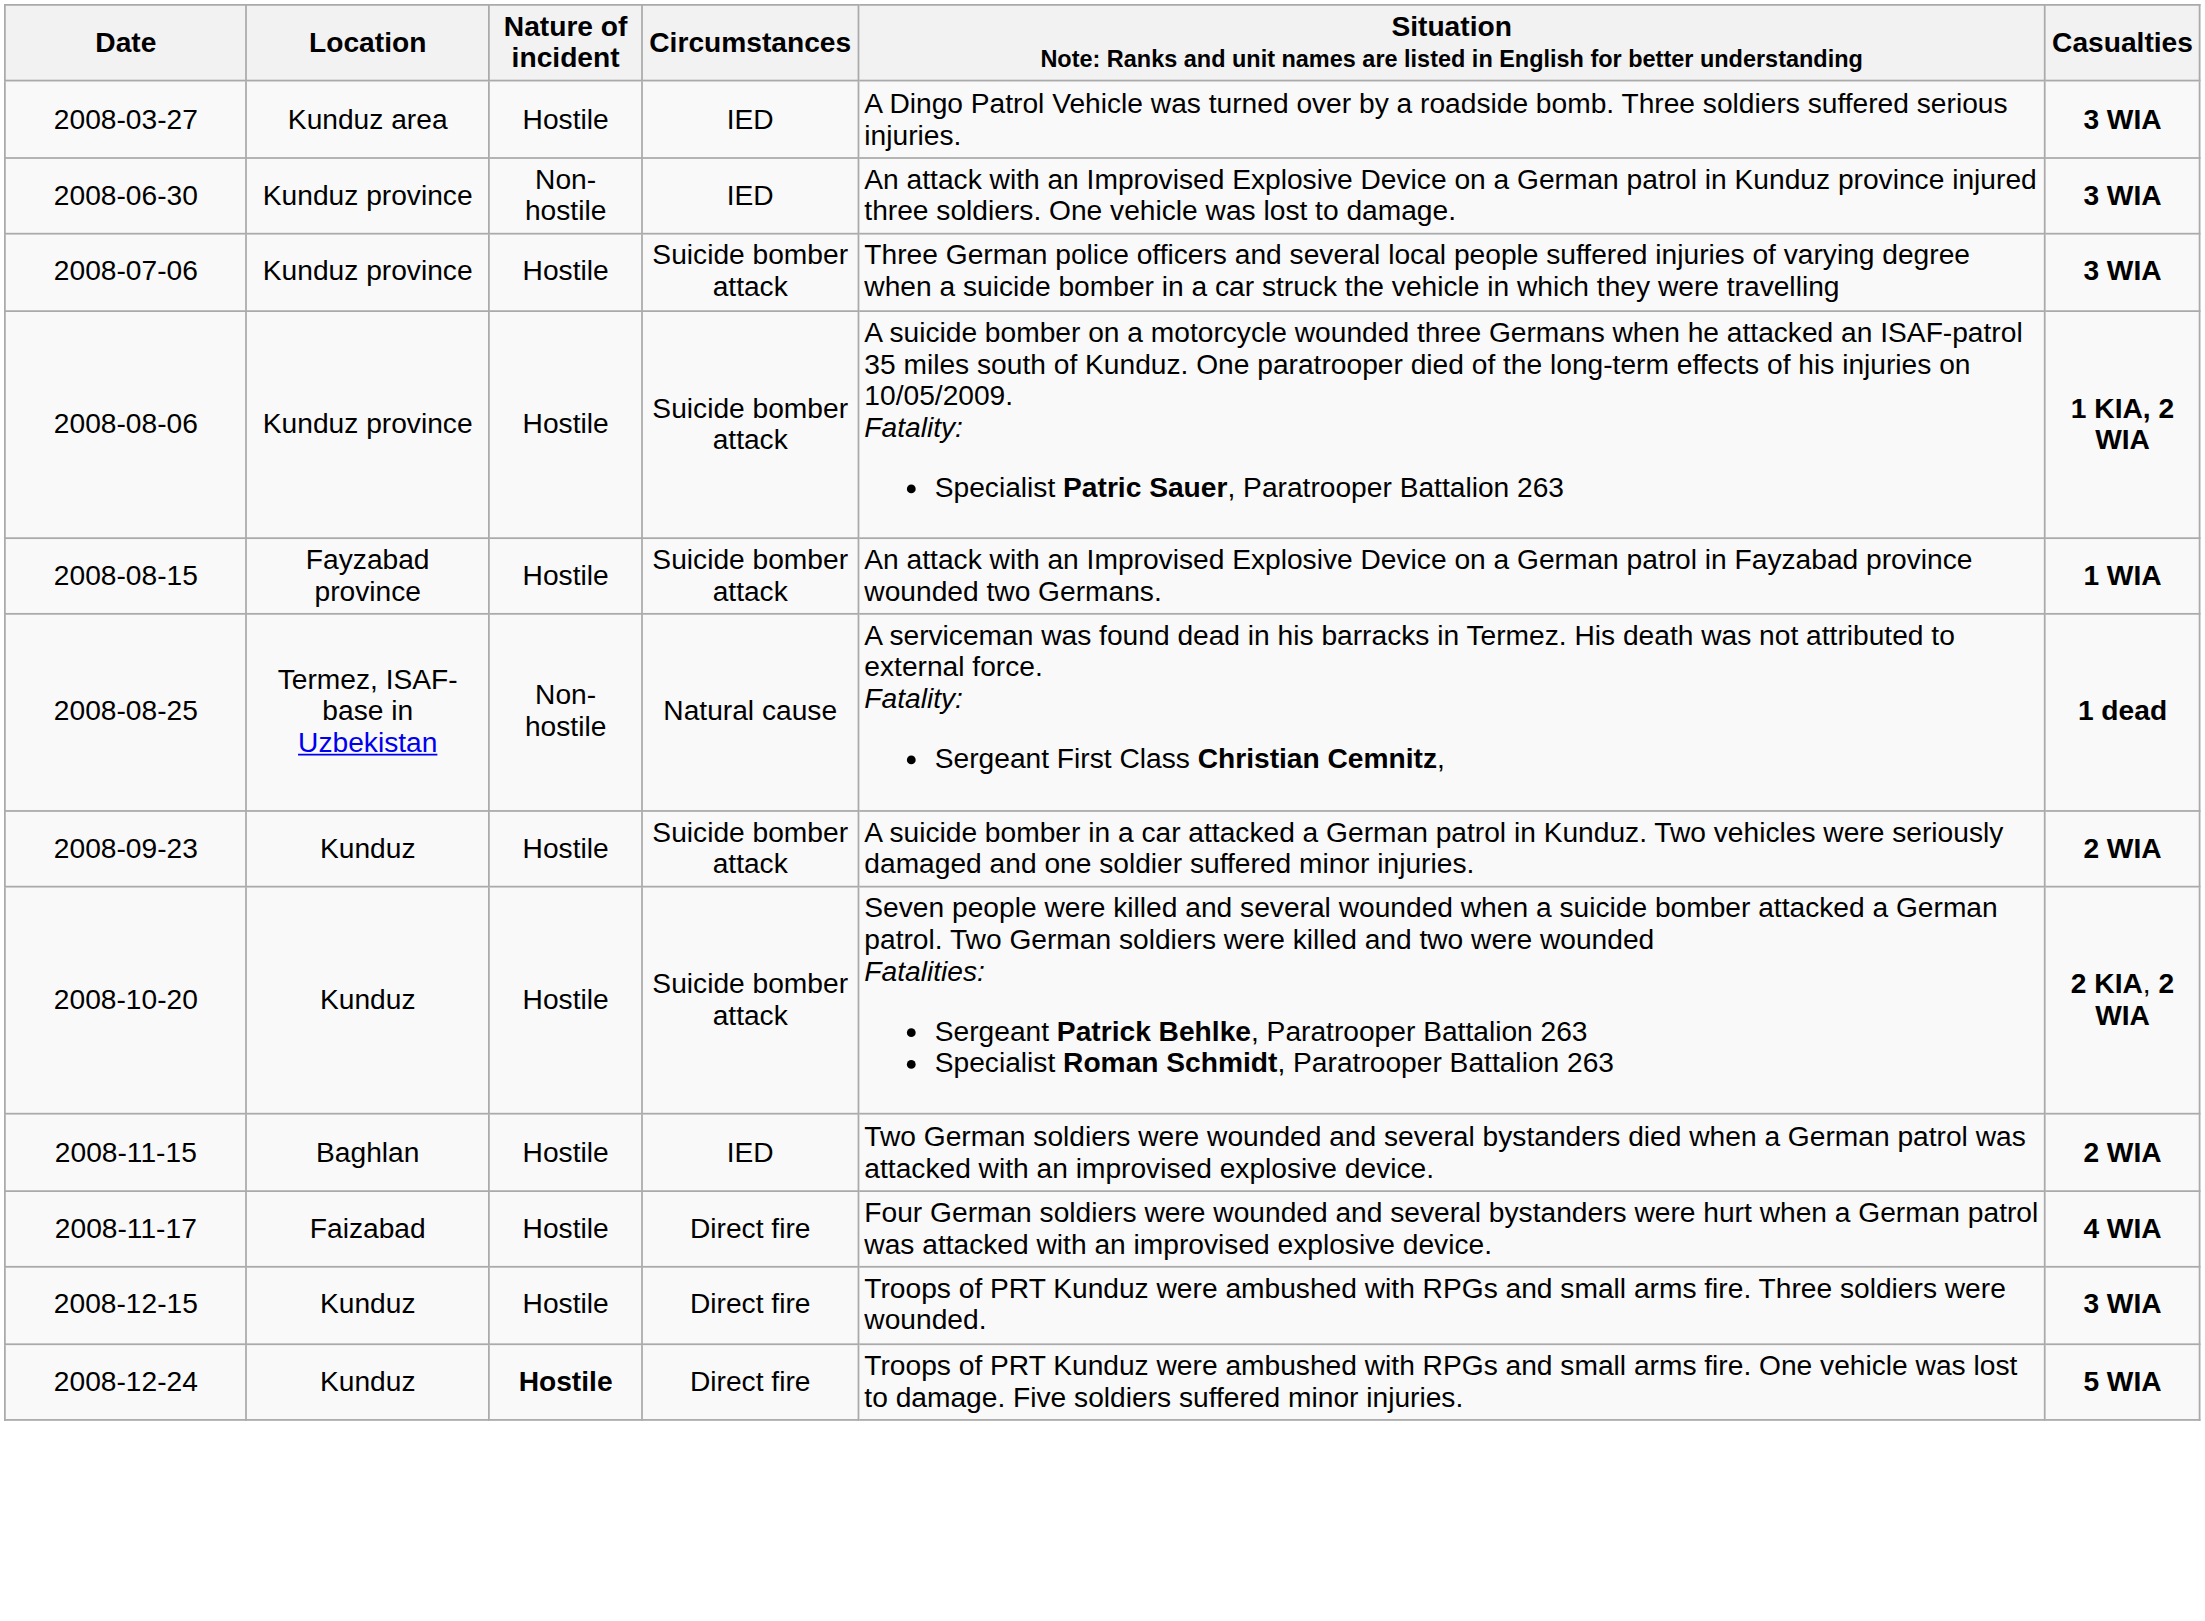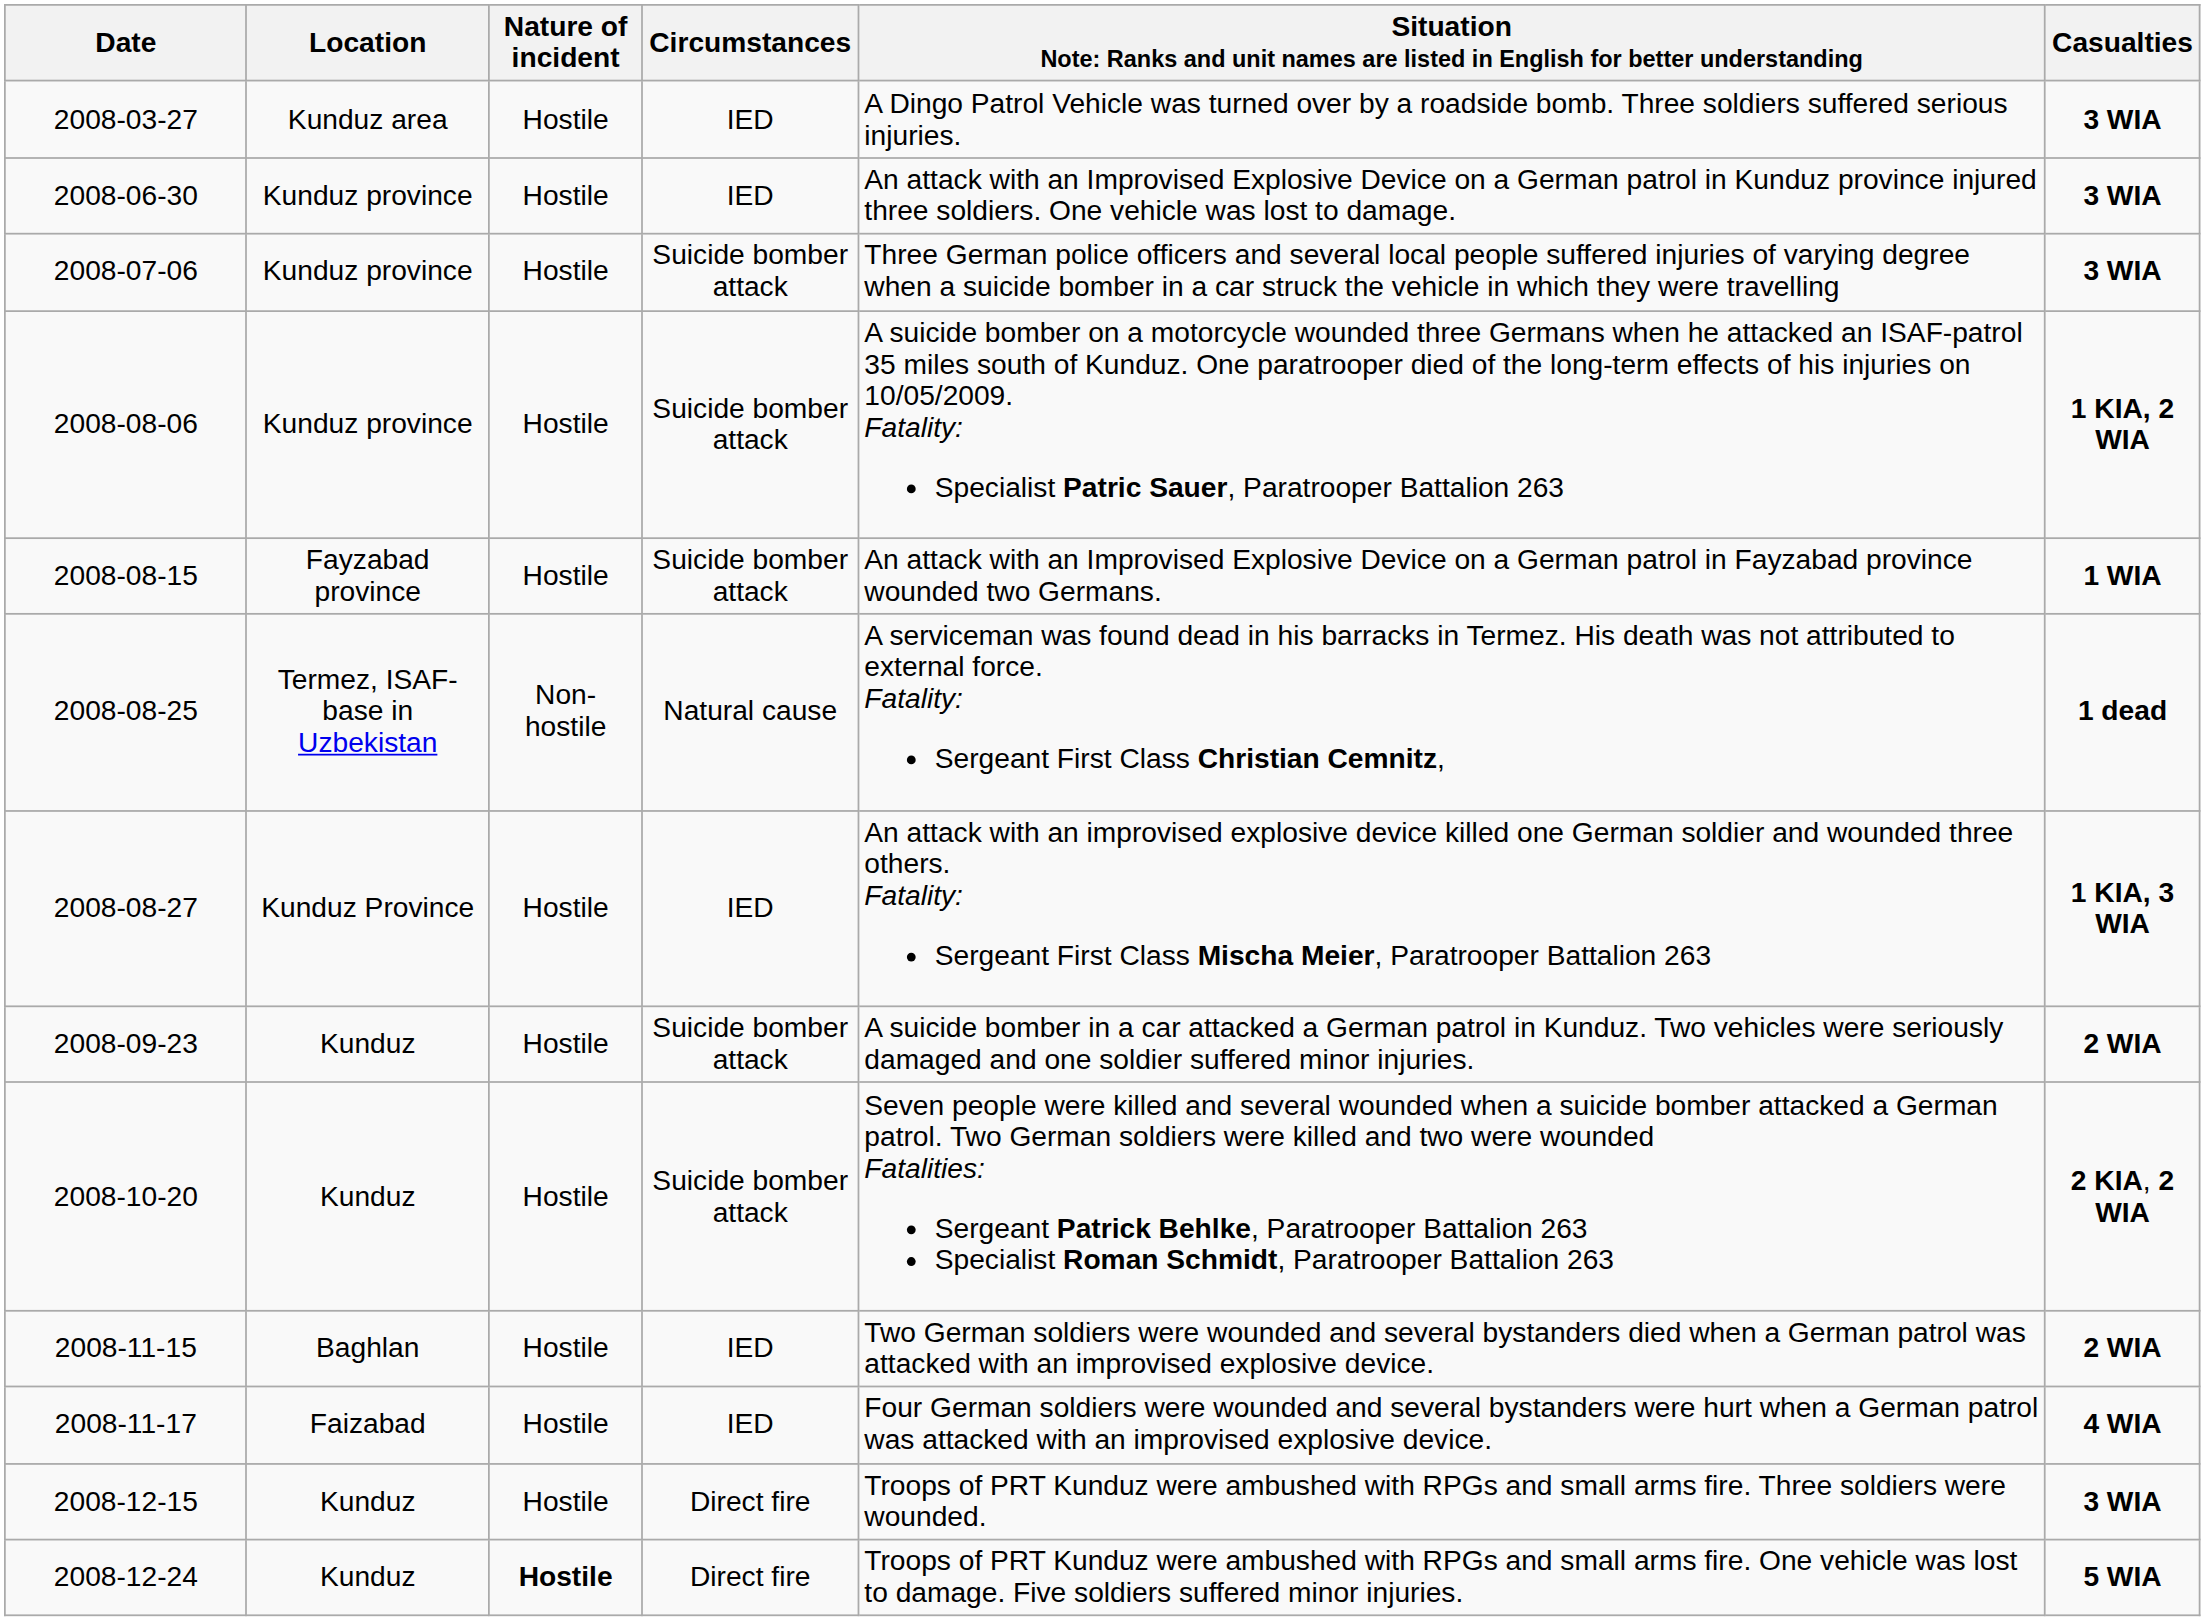(566, 195) Non-hostile -> (566, 195) Hostile
+ row: (126, 907)
(750, 1228) Direct fire -> (750, 1424) IED
